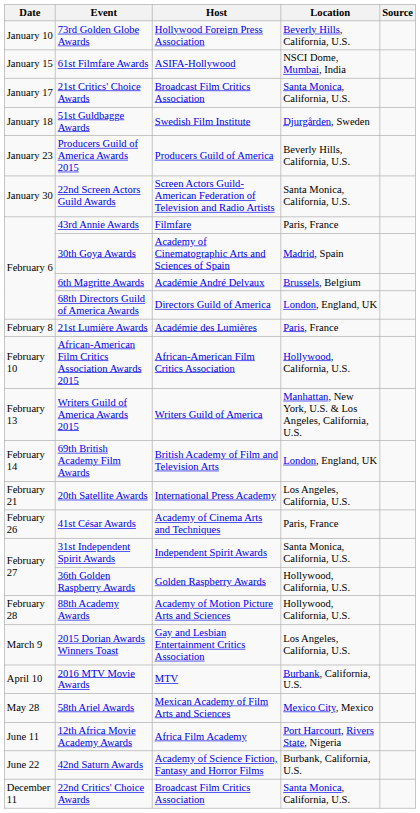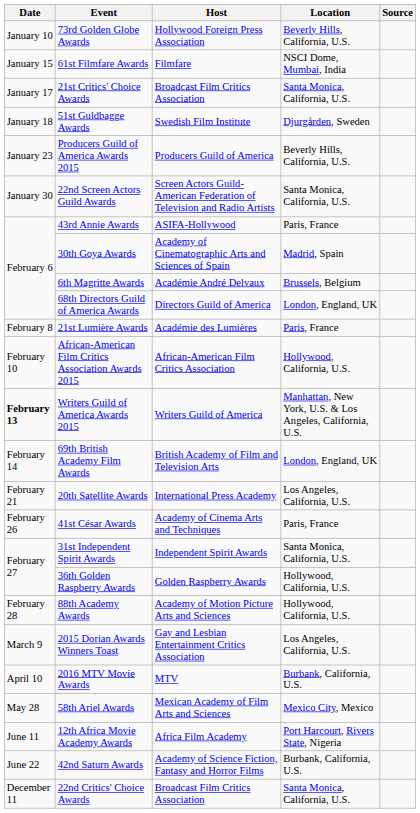(195, 64) ASIFA-Hollywood -> (173, 64) Filmfare
(173, 225) Filmfare -> (195, 225) ASIFA-Hollywood
(26, 414) normal -> (28, 414) bold
